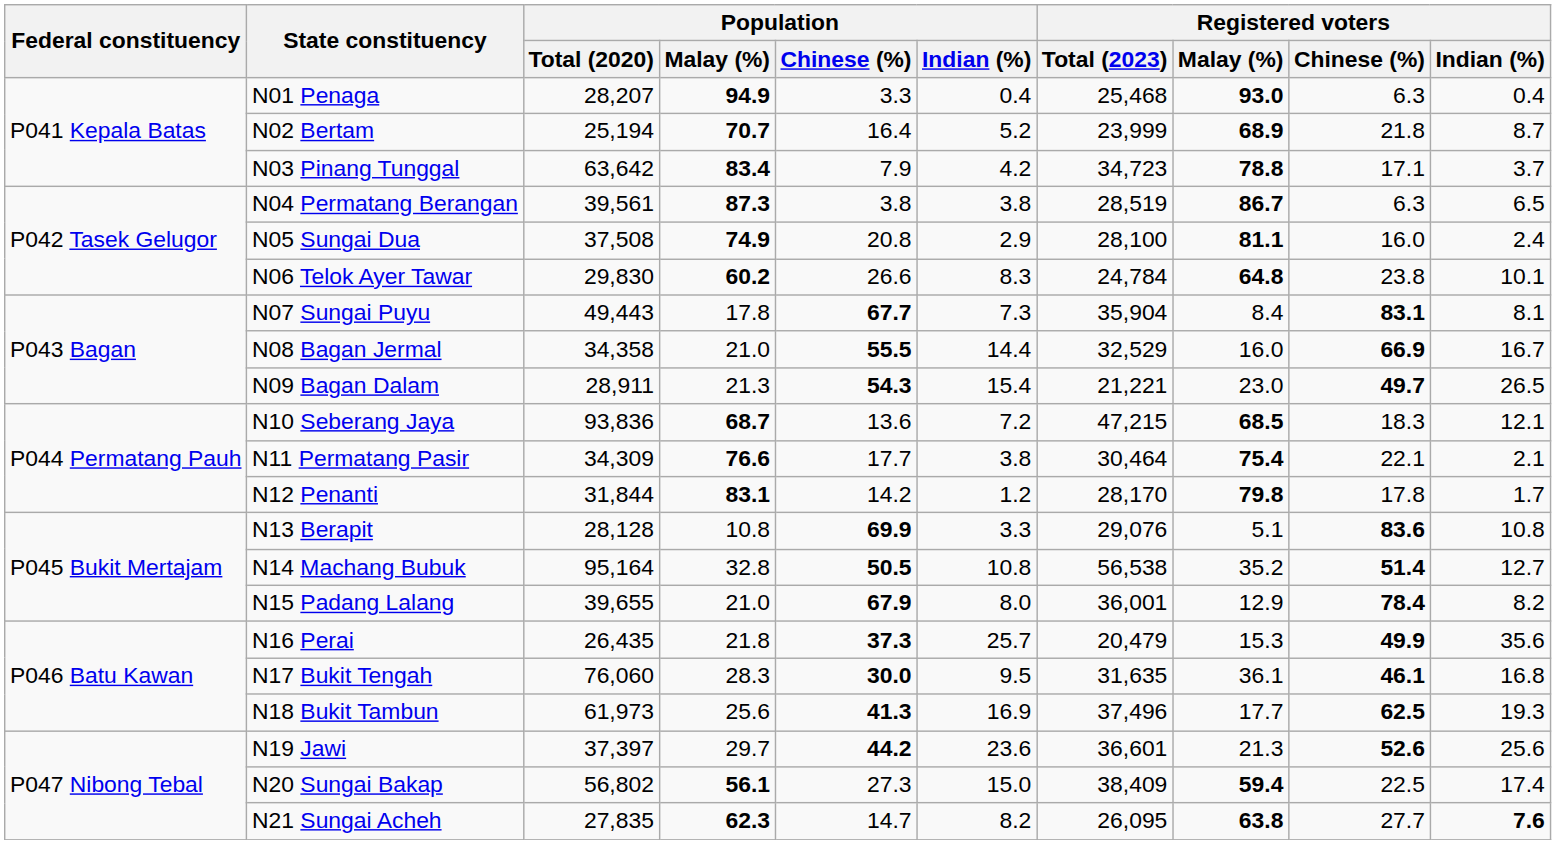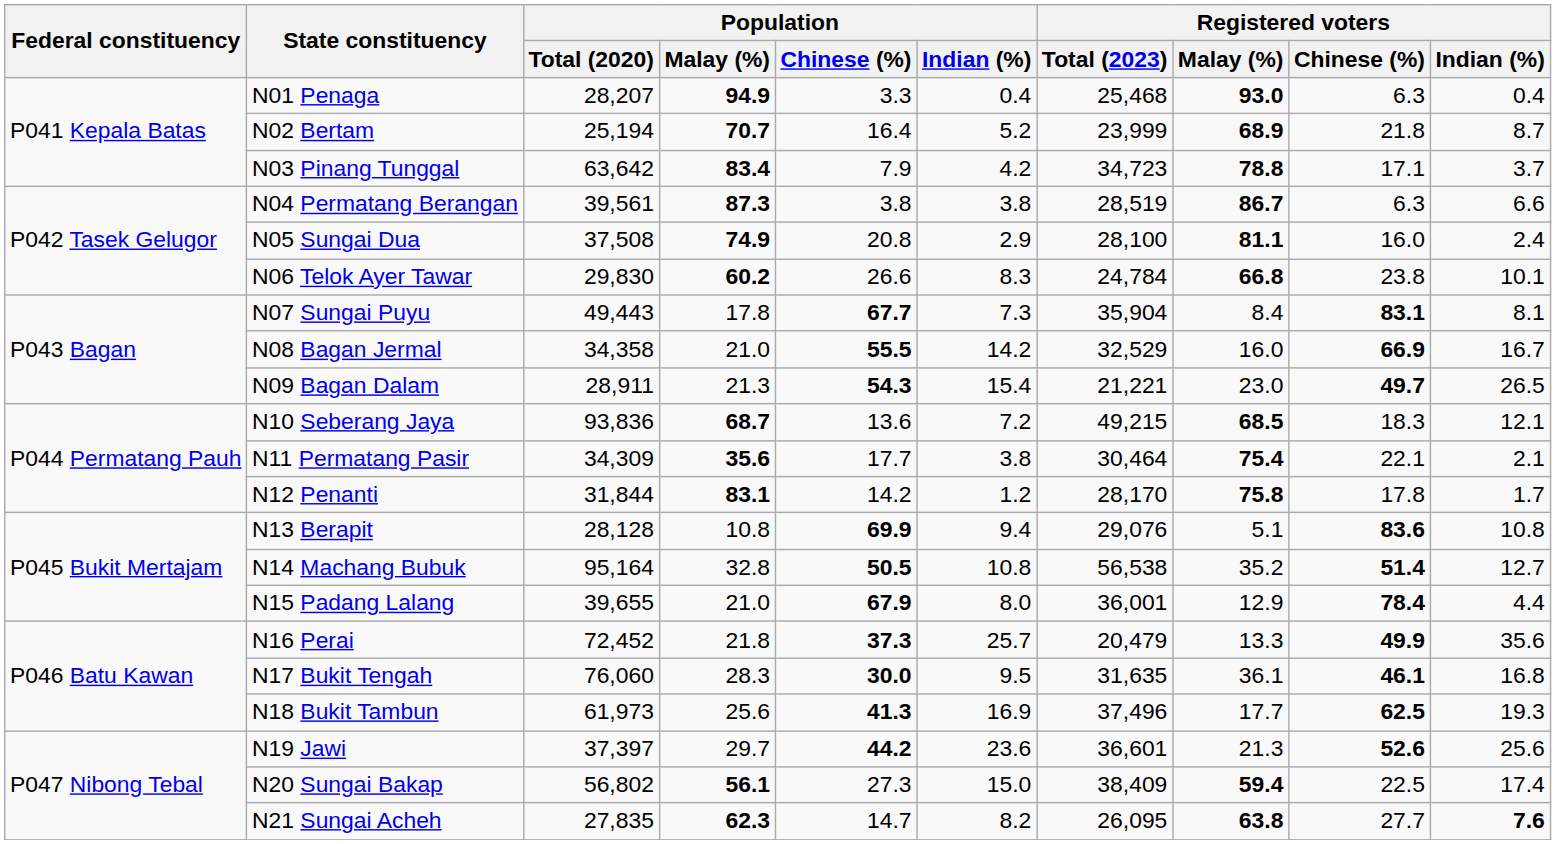(1529, 204) 6.5 -> (1529, 204) 6.6
(1261, 276) 64.8 -> (1261, 276) 66.8
(1009, 349) 14.4 -> (1009, 349) 14.2
(1132, 421) 47,215 -> (1132, 421) 49,215
(748, 458) 76.6 -> (748, 458) 35.6
(1261, 494) 79.8 -> (1261, 494) 75.8
(1015, 530) 3.3 -> (1015, 530) 9.4
(1529, 603) 8.2 -> (1529, 603) 4.4
(619, 639) 26,435 -> (619, 639) 72,452
(1261, 639) 15.3 -> (1261, 639) 13.3
